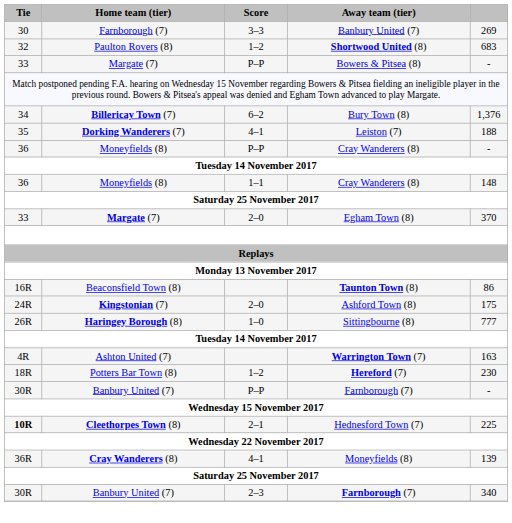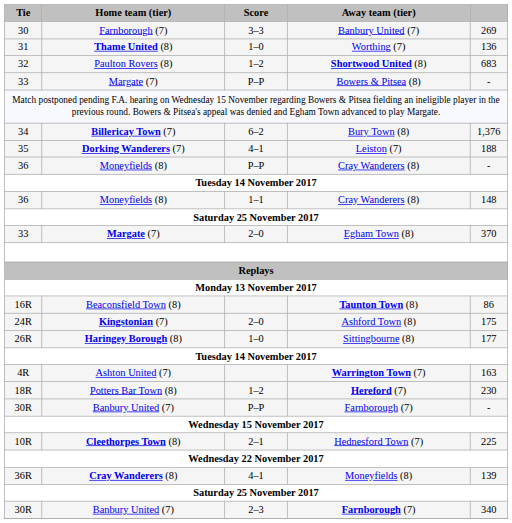+ row: (256, 47)
(489, 322) 777 -> (489, 339) 177
(23, 425) bold -> (23, 442) normal
